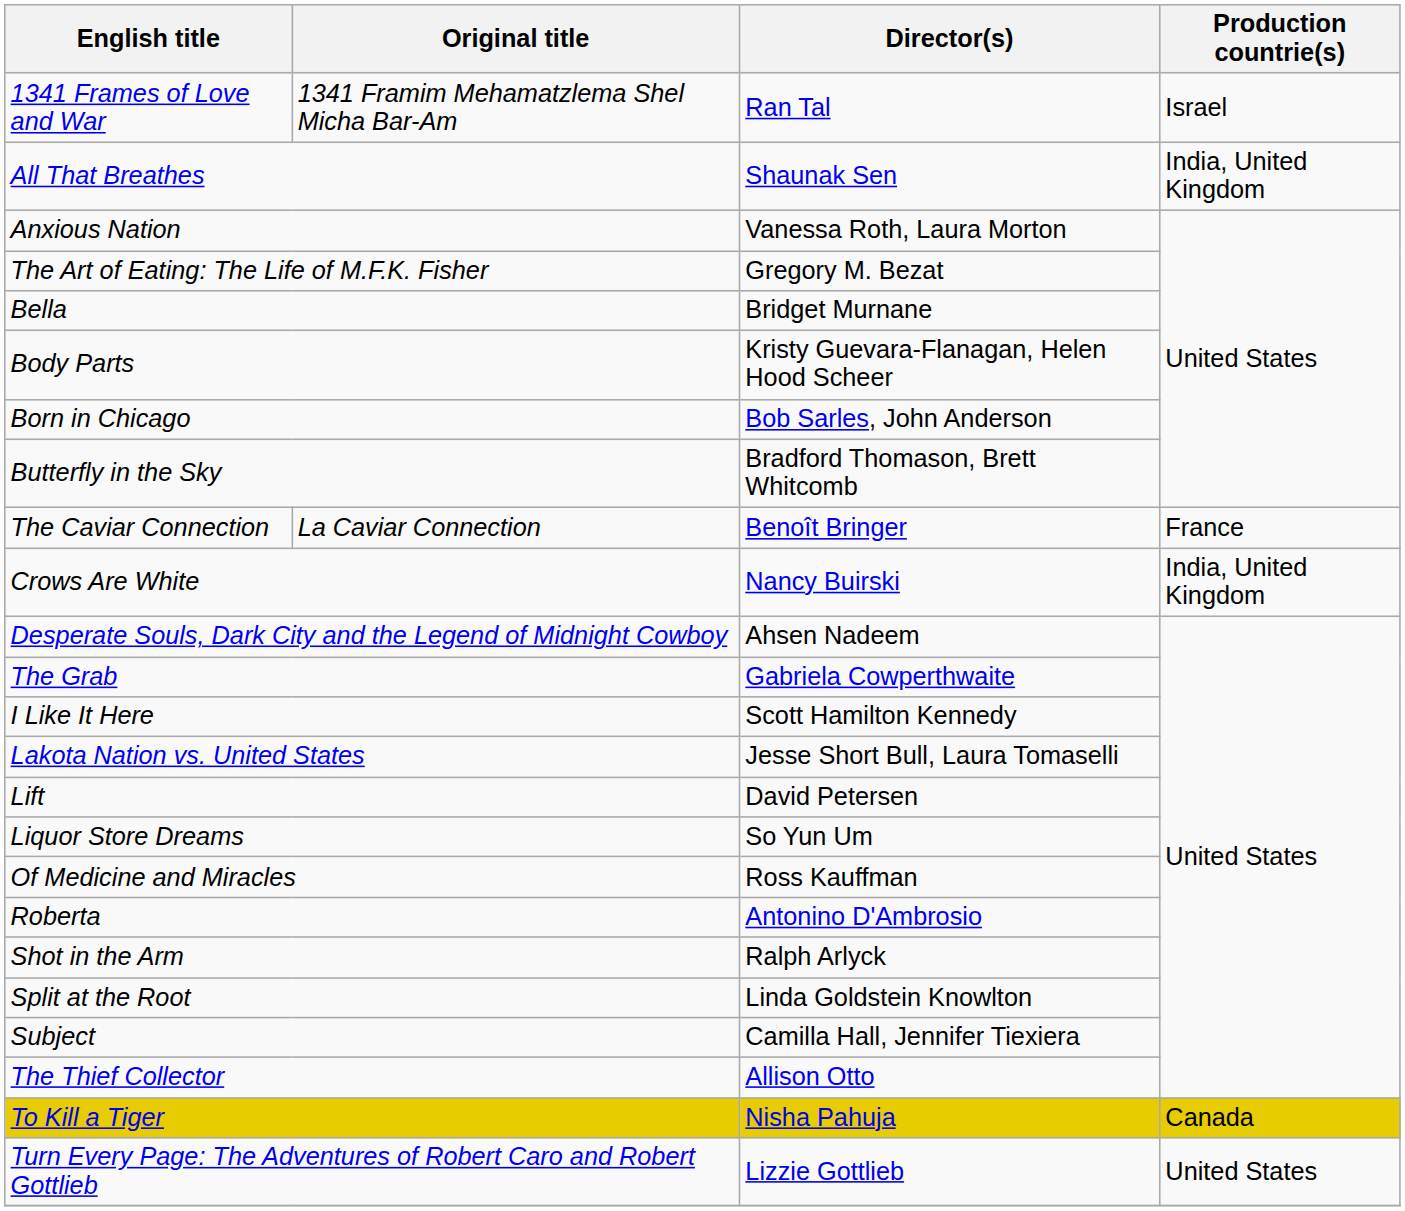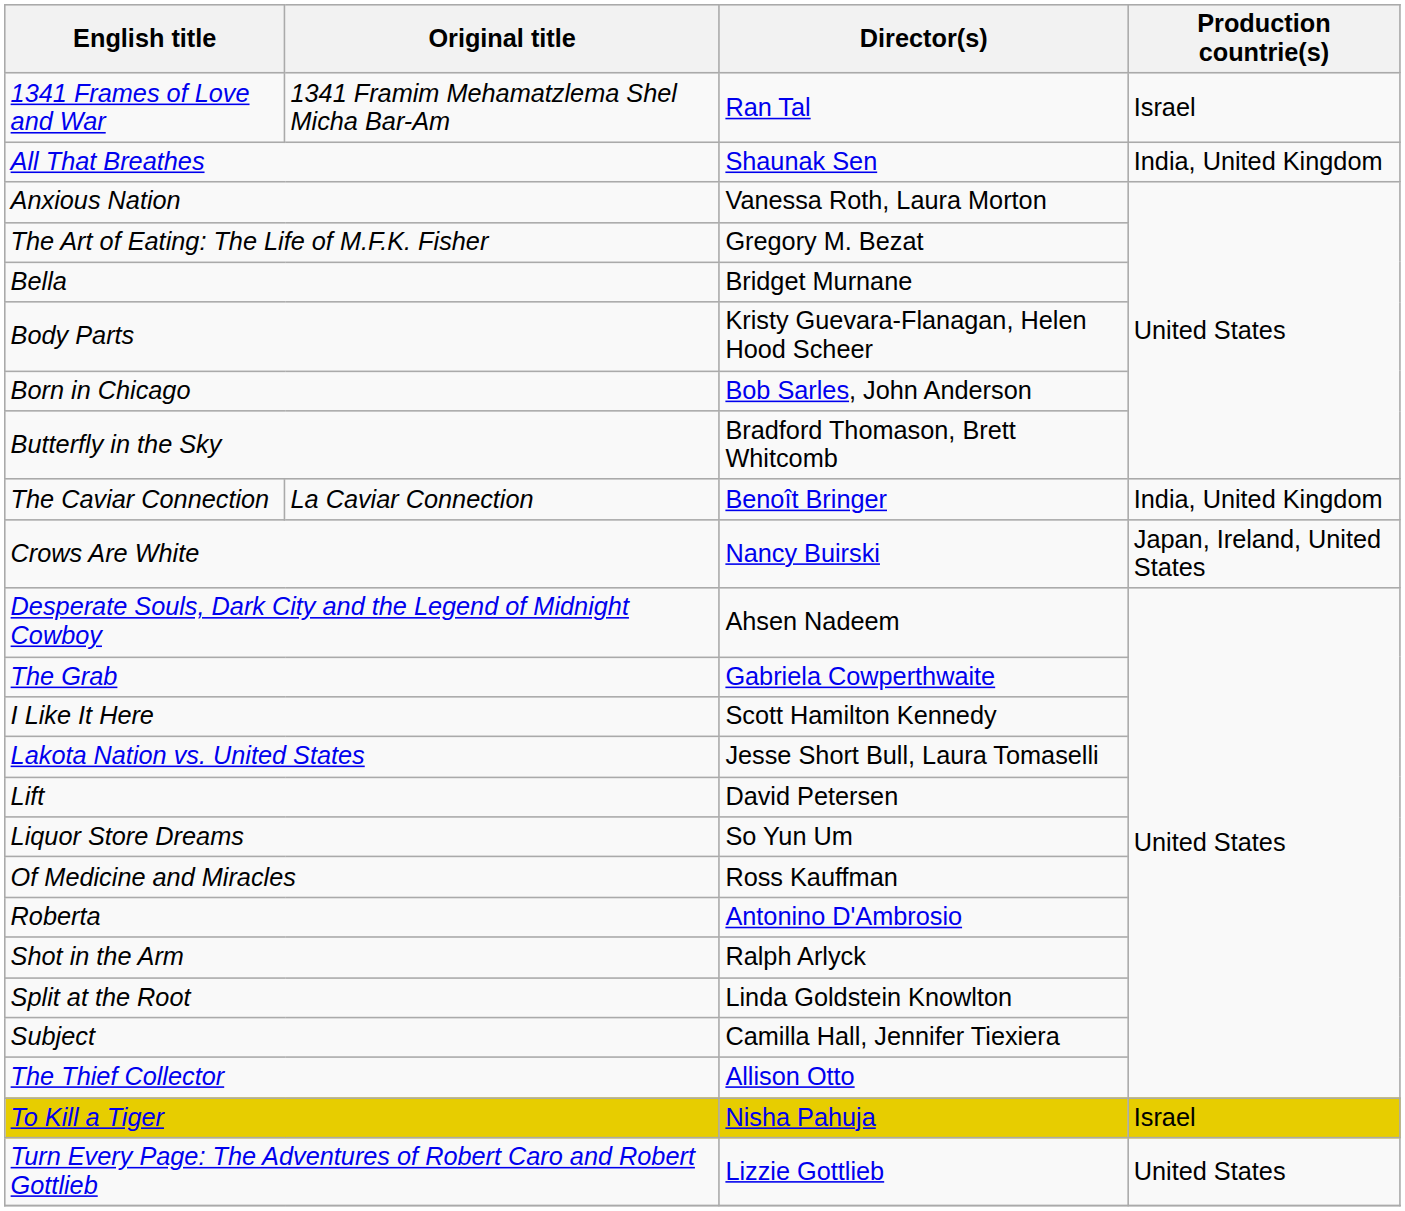(1205, 527) France -> (1258, 499) India, United Kingdom
(1236, 581) India, United Kingdom -> (1257, 553) Japan, Ireland, United States
(1210, 1117) Canada -> (1165, 1117) Israel
